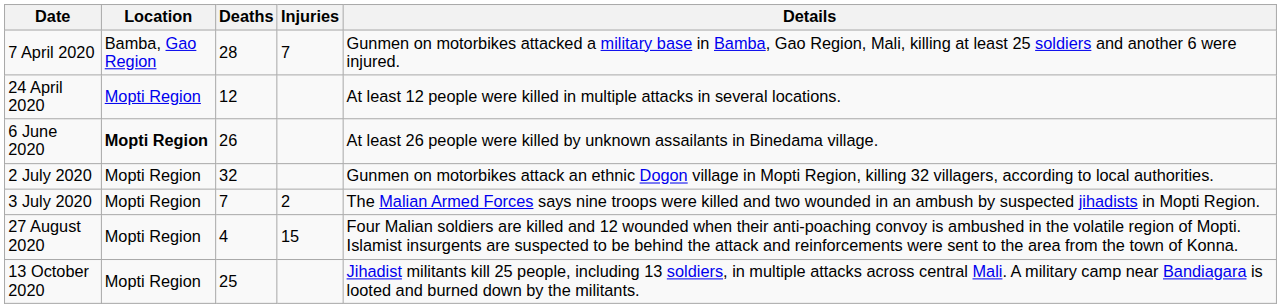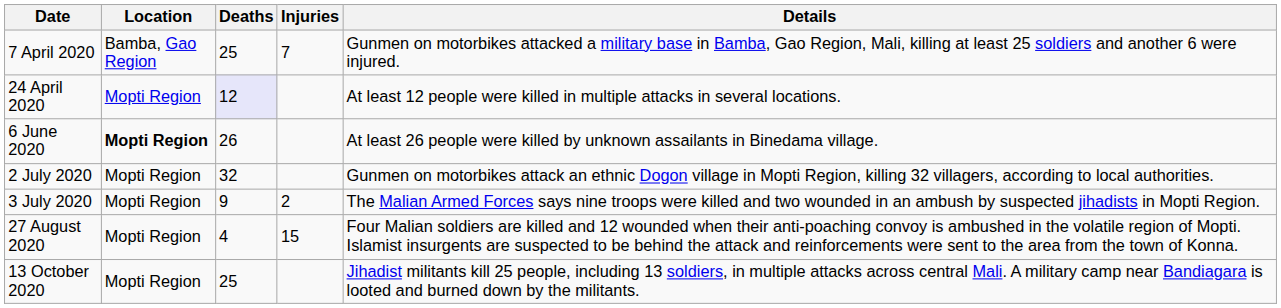(228, 52) 28 -> (228, 52) 25
(228, 96) no background -> (228, 96) lavender background
(224, 201) 7 -> (224, 201) 9
